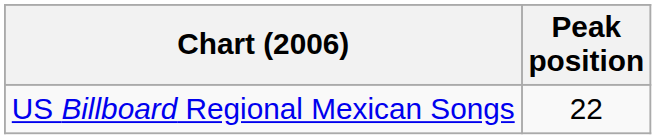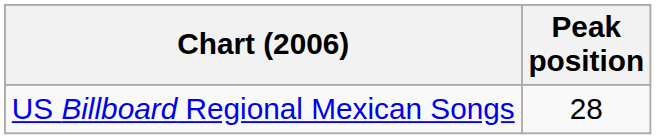(586, 108) 22 -> (586, 108) 28
